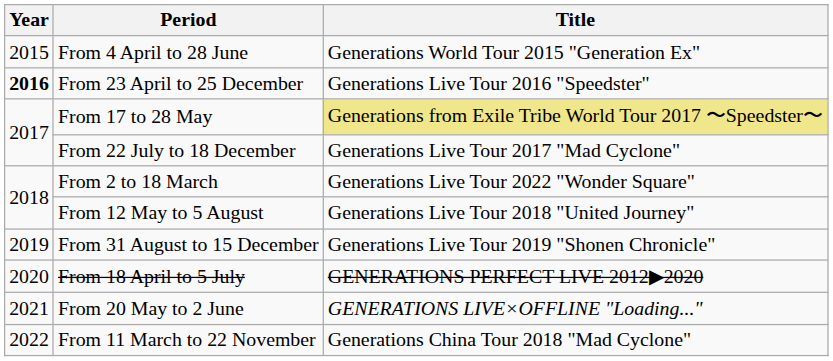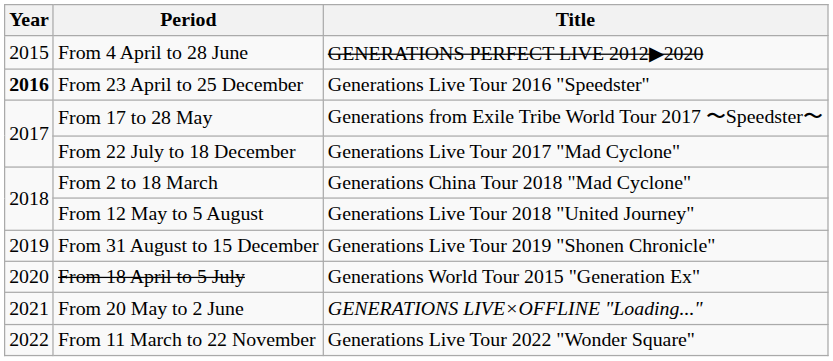(514, 51) Generations World Tour 2015 "Generation Ex" -> (516, 52) GENERATIONS PERFECT LIVE 2012▶︎2020
(575, 115) khaki background -> (575, 117) no background
(511, 181) Generations Live Tour 2022 "Wonder Square" -> (509, 182) Generations China Tour 2018 "Mad Cyclone"
(516, 276) GENERATIONS PERFECT LIVE 2012▶︎2020 -> (514, 276) Generations World Tour 2015 "Generation Ex"
(509, 339) Generations China Tour 2018 "Mad Cyclone" -> (511, 339) Generations Live Tour 2022 "Wonder Square"
